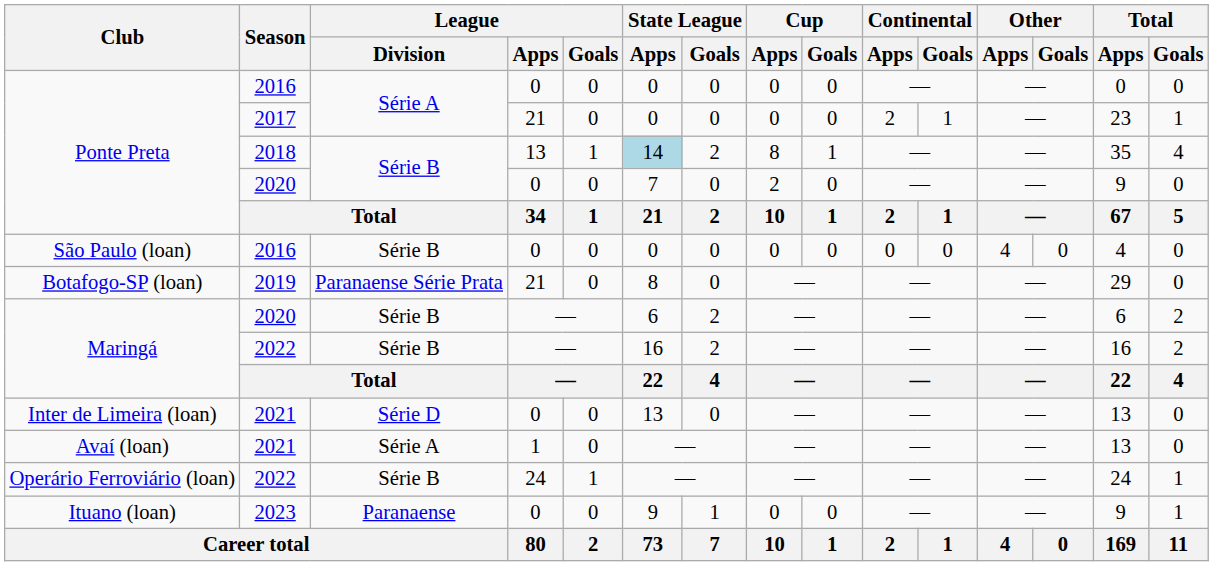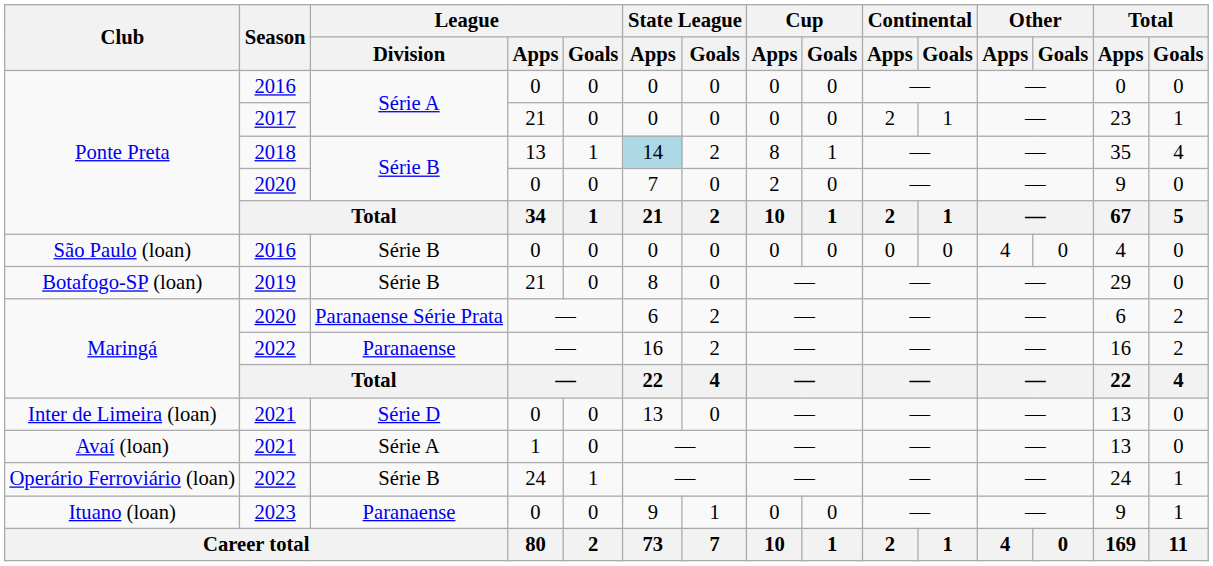(409, 282) Paranaense Série Prata -> (409, 282) Série B
(409, 315) Série B -> (409, 315) Paranaense Série Prata
(409, 348) Série B -> (409, 348) Paranaense
